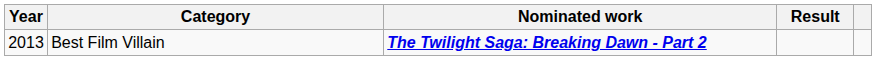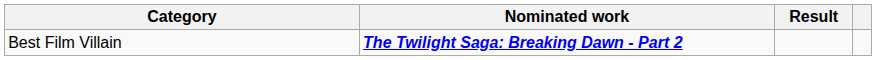- column: (26, 17)
